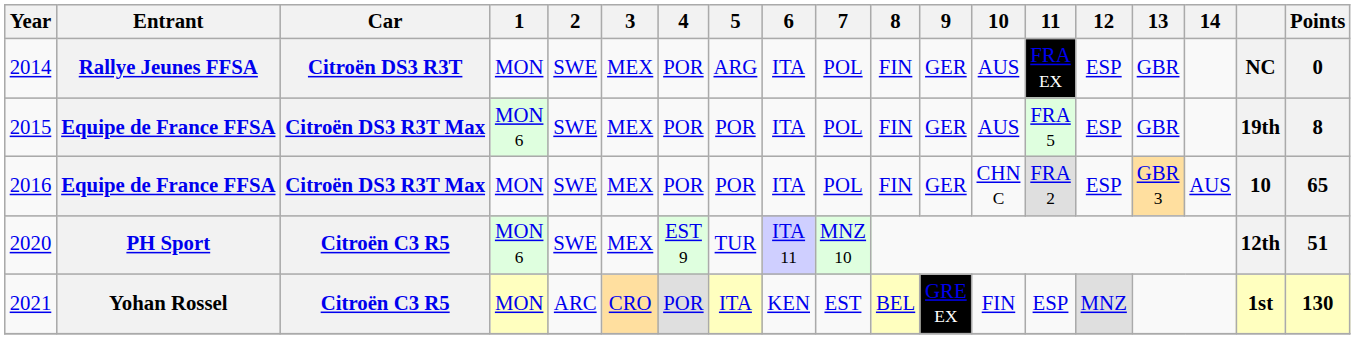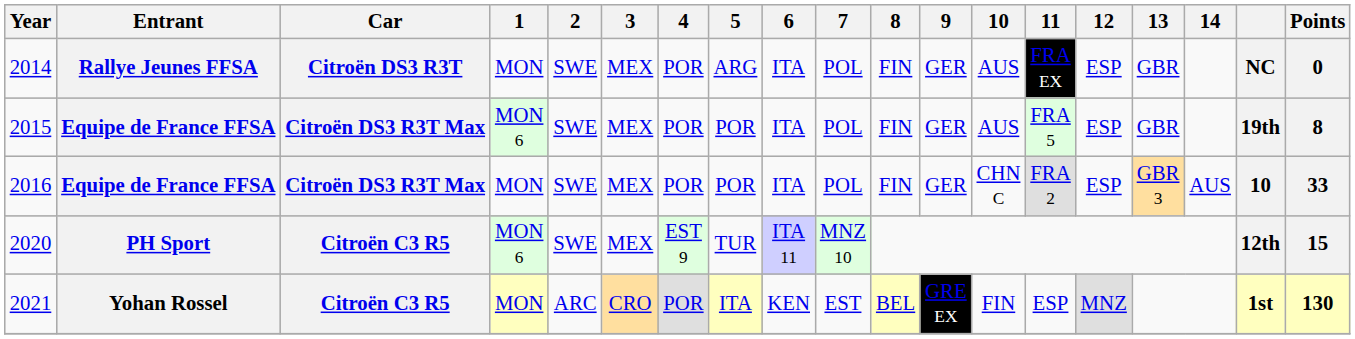(1318, 185) 65 -> (1318, 185) 33
(1318, 244) 51 -> (1318, 244) 15
